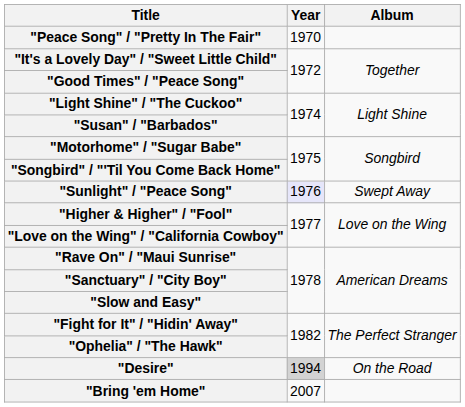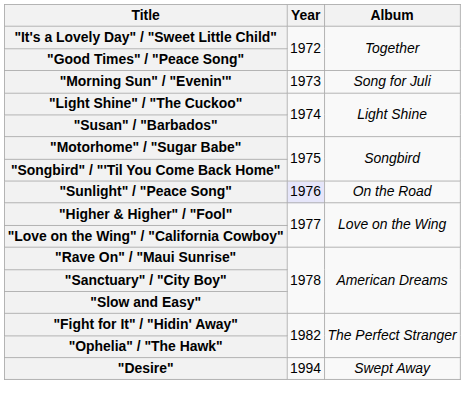- row: (146, 37)
+ row: (146, 81)
(392, 192) Swept Away -> (392, 192) On the Road
(306, 368) lightgrey background -> (306, 368) no background
(392, 368) On the Road -> (392, 368) Swept Away
- row: (146, 390)
